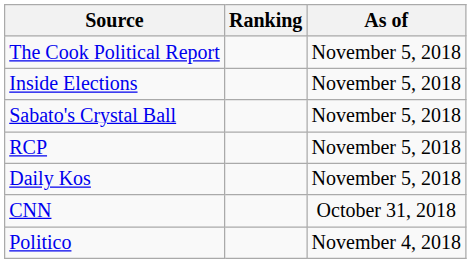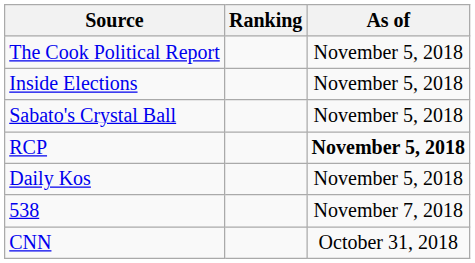(386, 147) normal -> (388, 147) bold
+ row: (24, 210)
- row: (40, 242)
